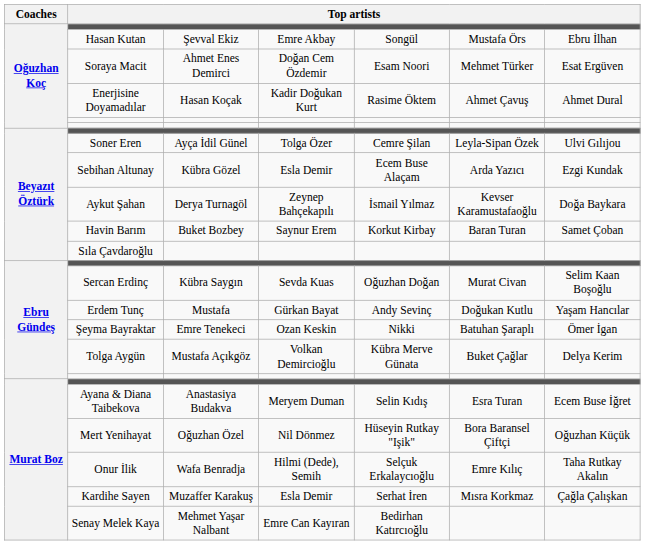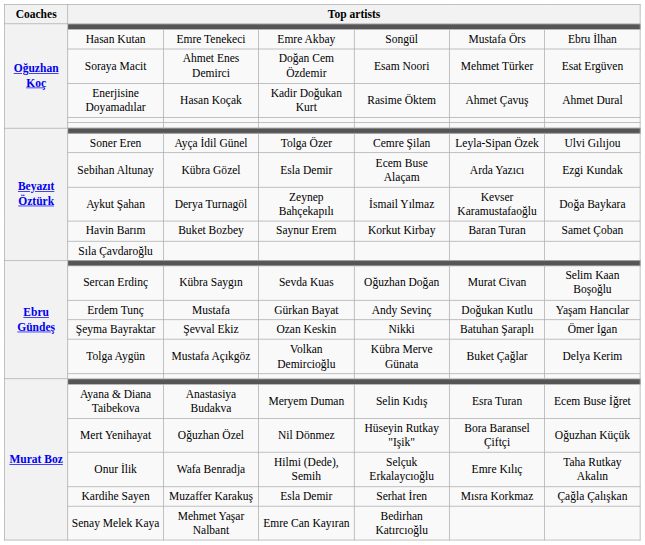(211, 39) Şevval Ekiz -> (211, 39) Emre Tenekeci
(211, 329) Emre Tenekeci -> (211, 329) Şevval Ekiz
